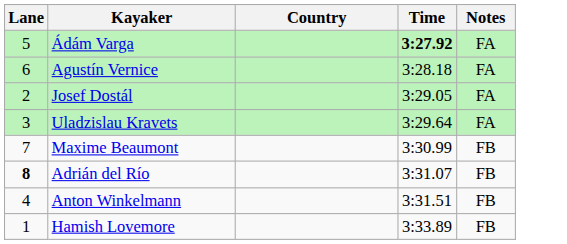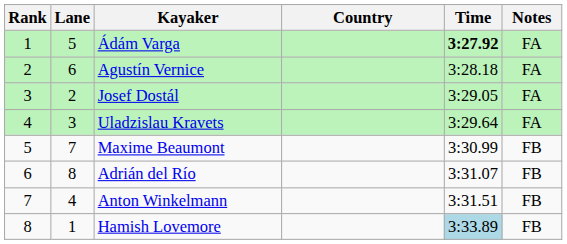+ column: (28, 17)
(26, 174) bold -> (72, 174) normal
(427, 226) no background -> (473, 226) lightblue background
